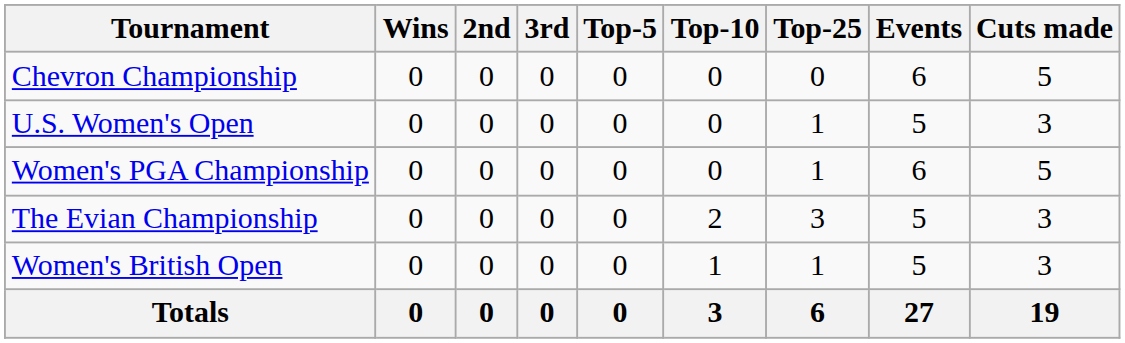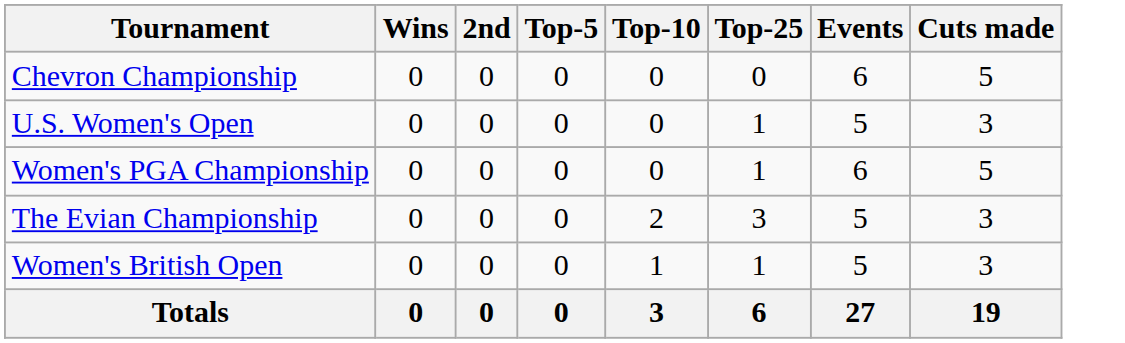- column: (547, 28)
